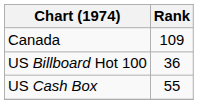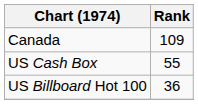rows swapped: (77, 63) <-> (53, 87)
